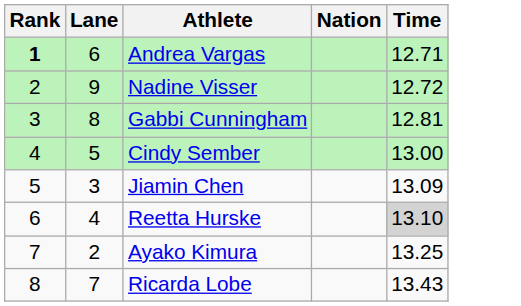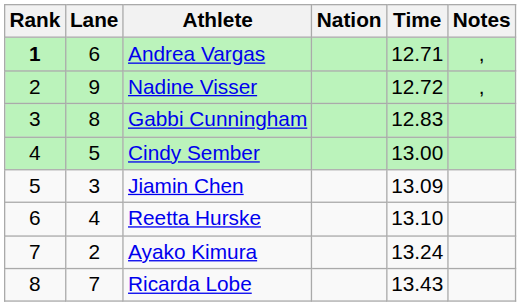+ column: (482, 20)
(417, 119) 12.81 -> (417, 119) 12.83
(417, 218) lightgrey background -> (417, 218) no background
(417, 251) 13.25 -> (417, 251) 13.24
